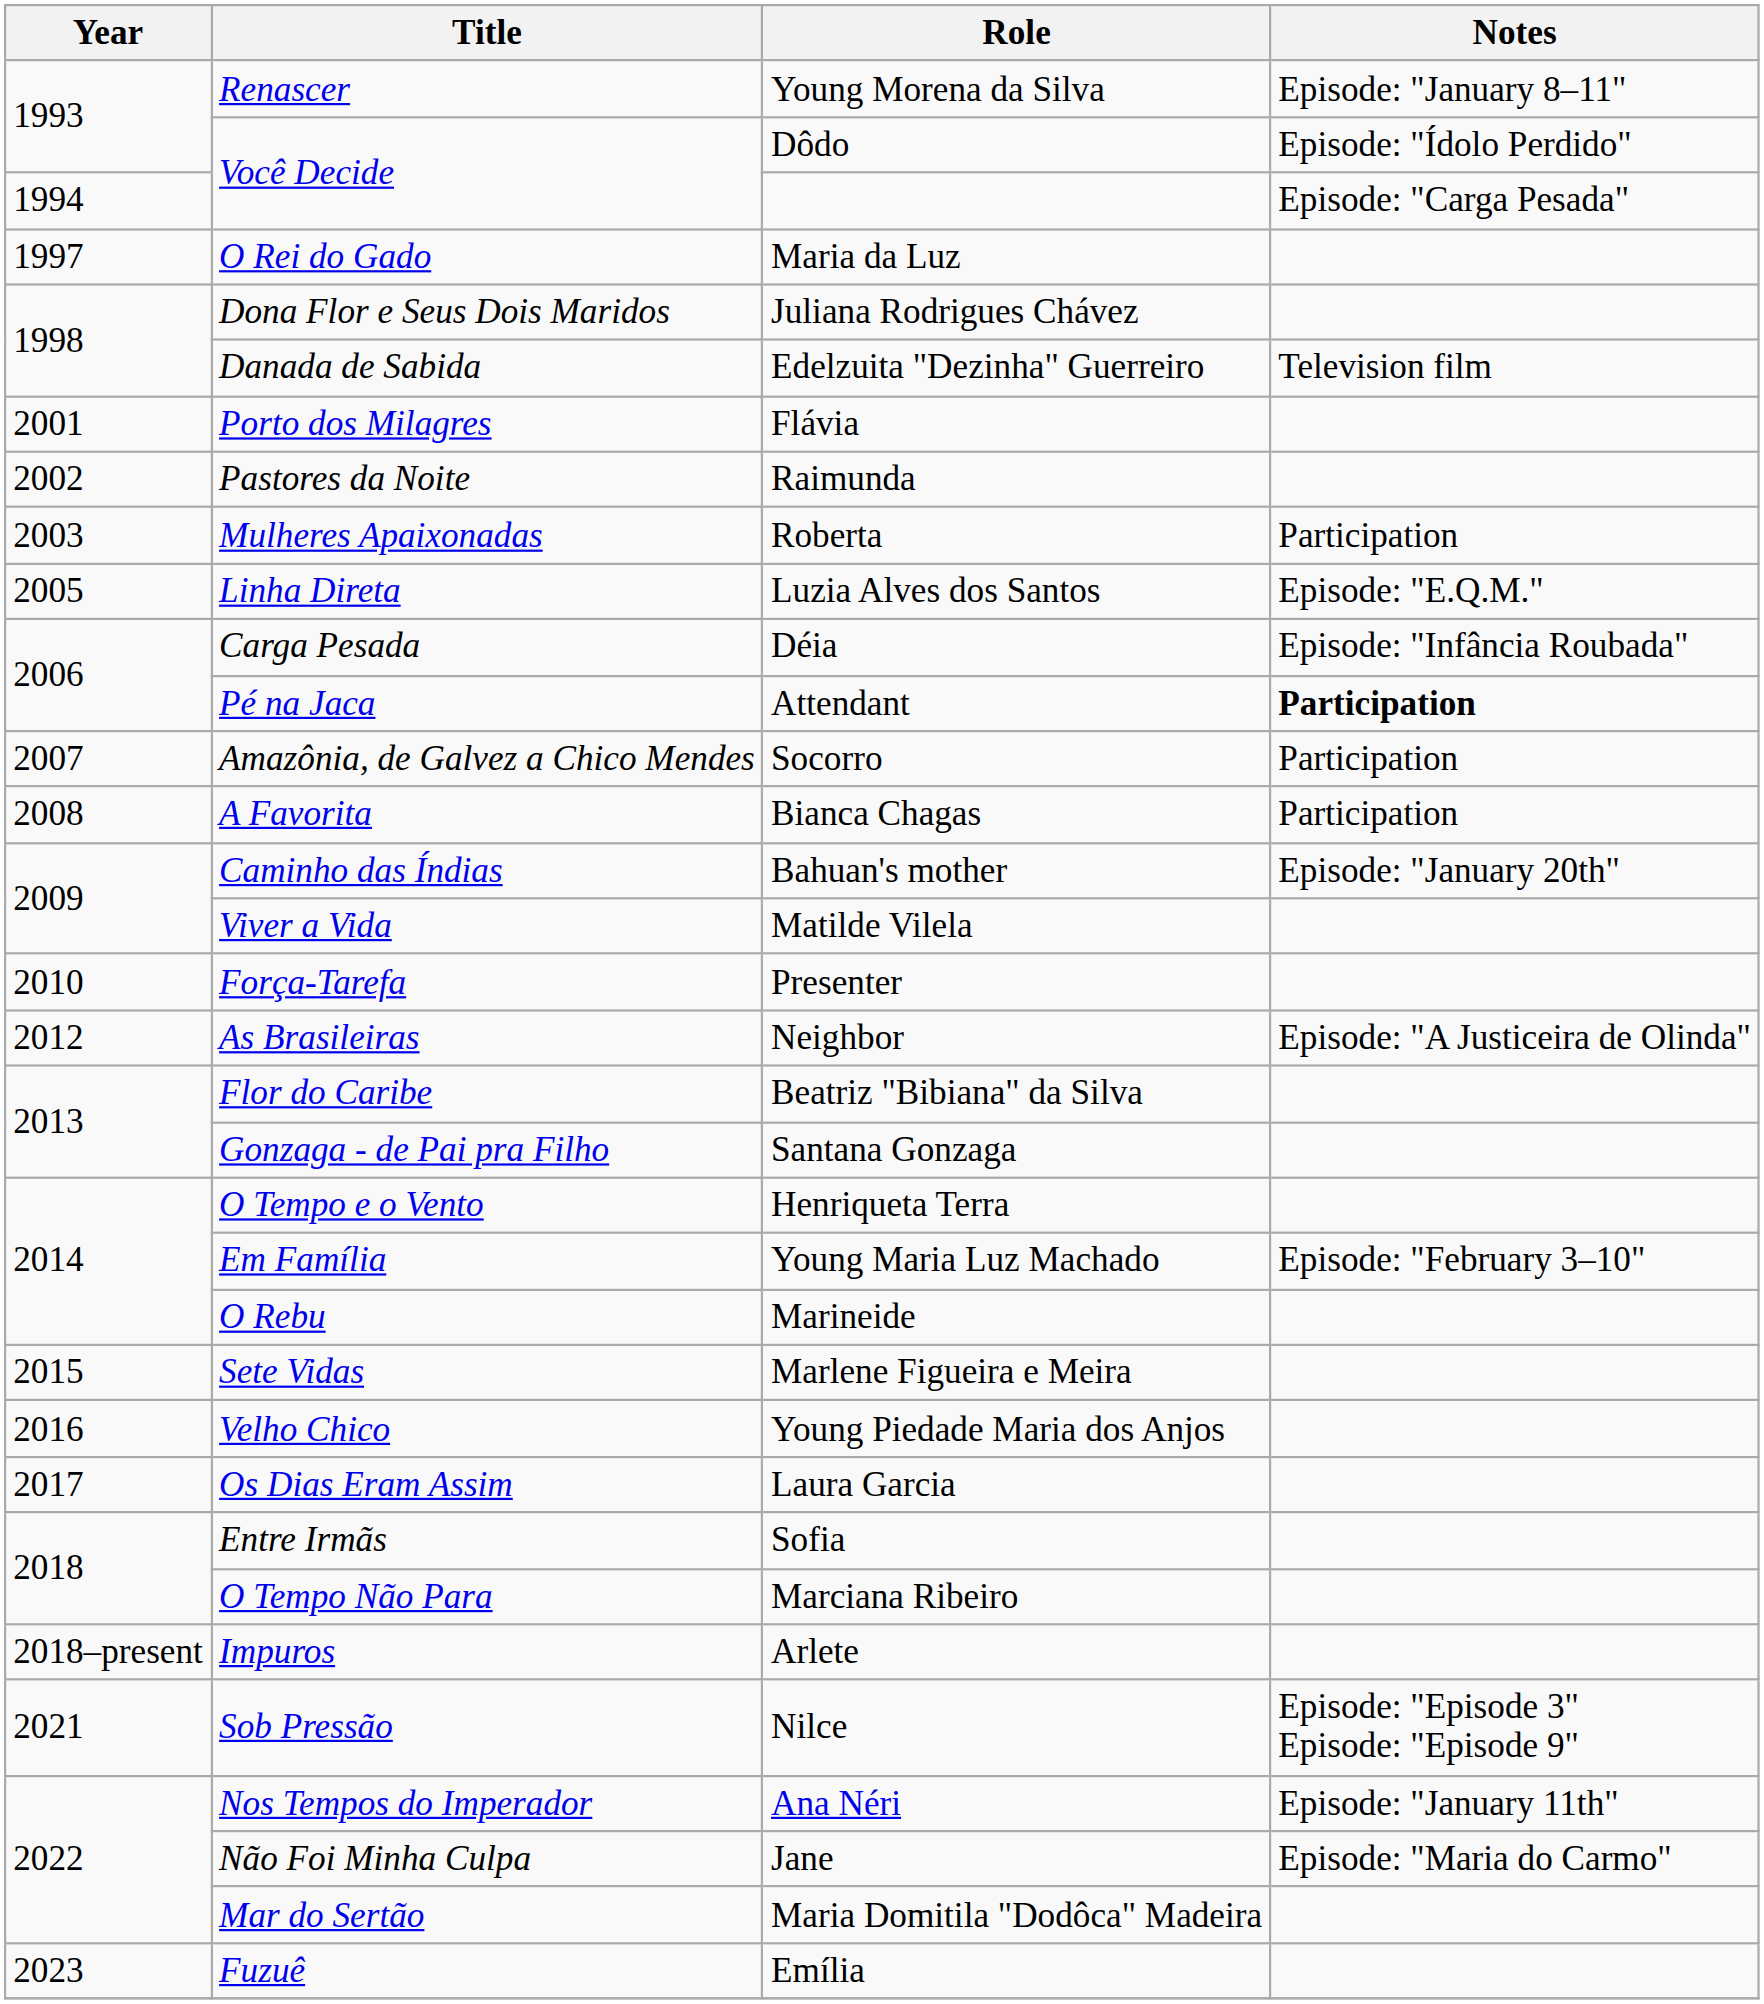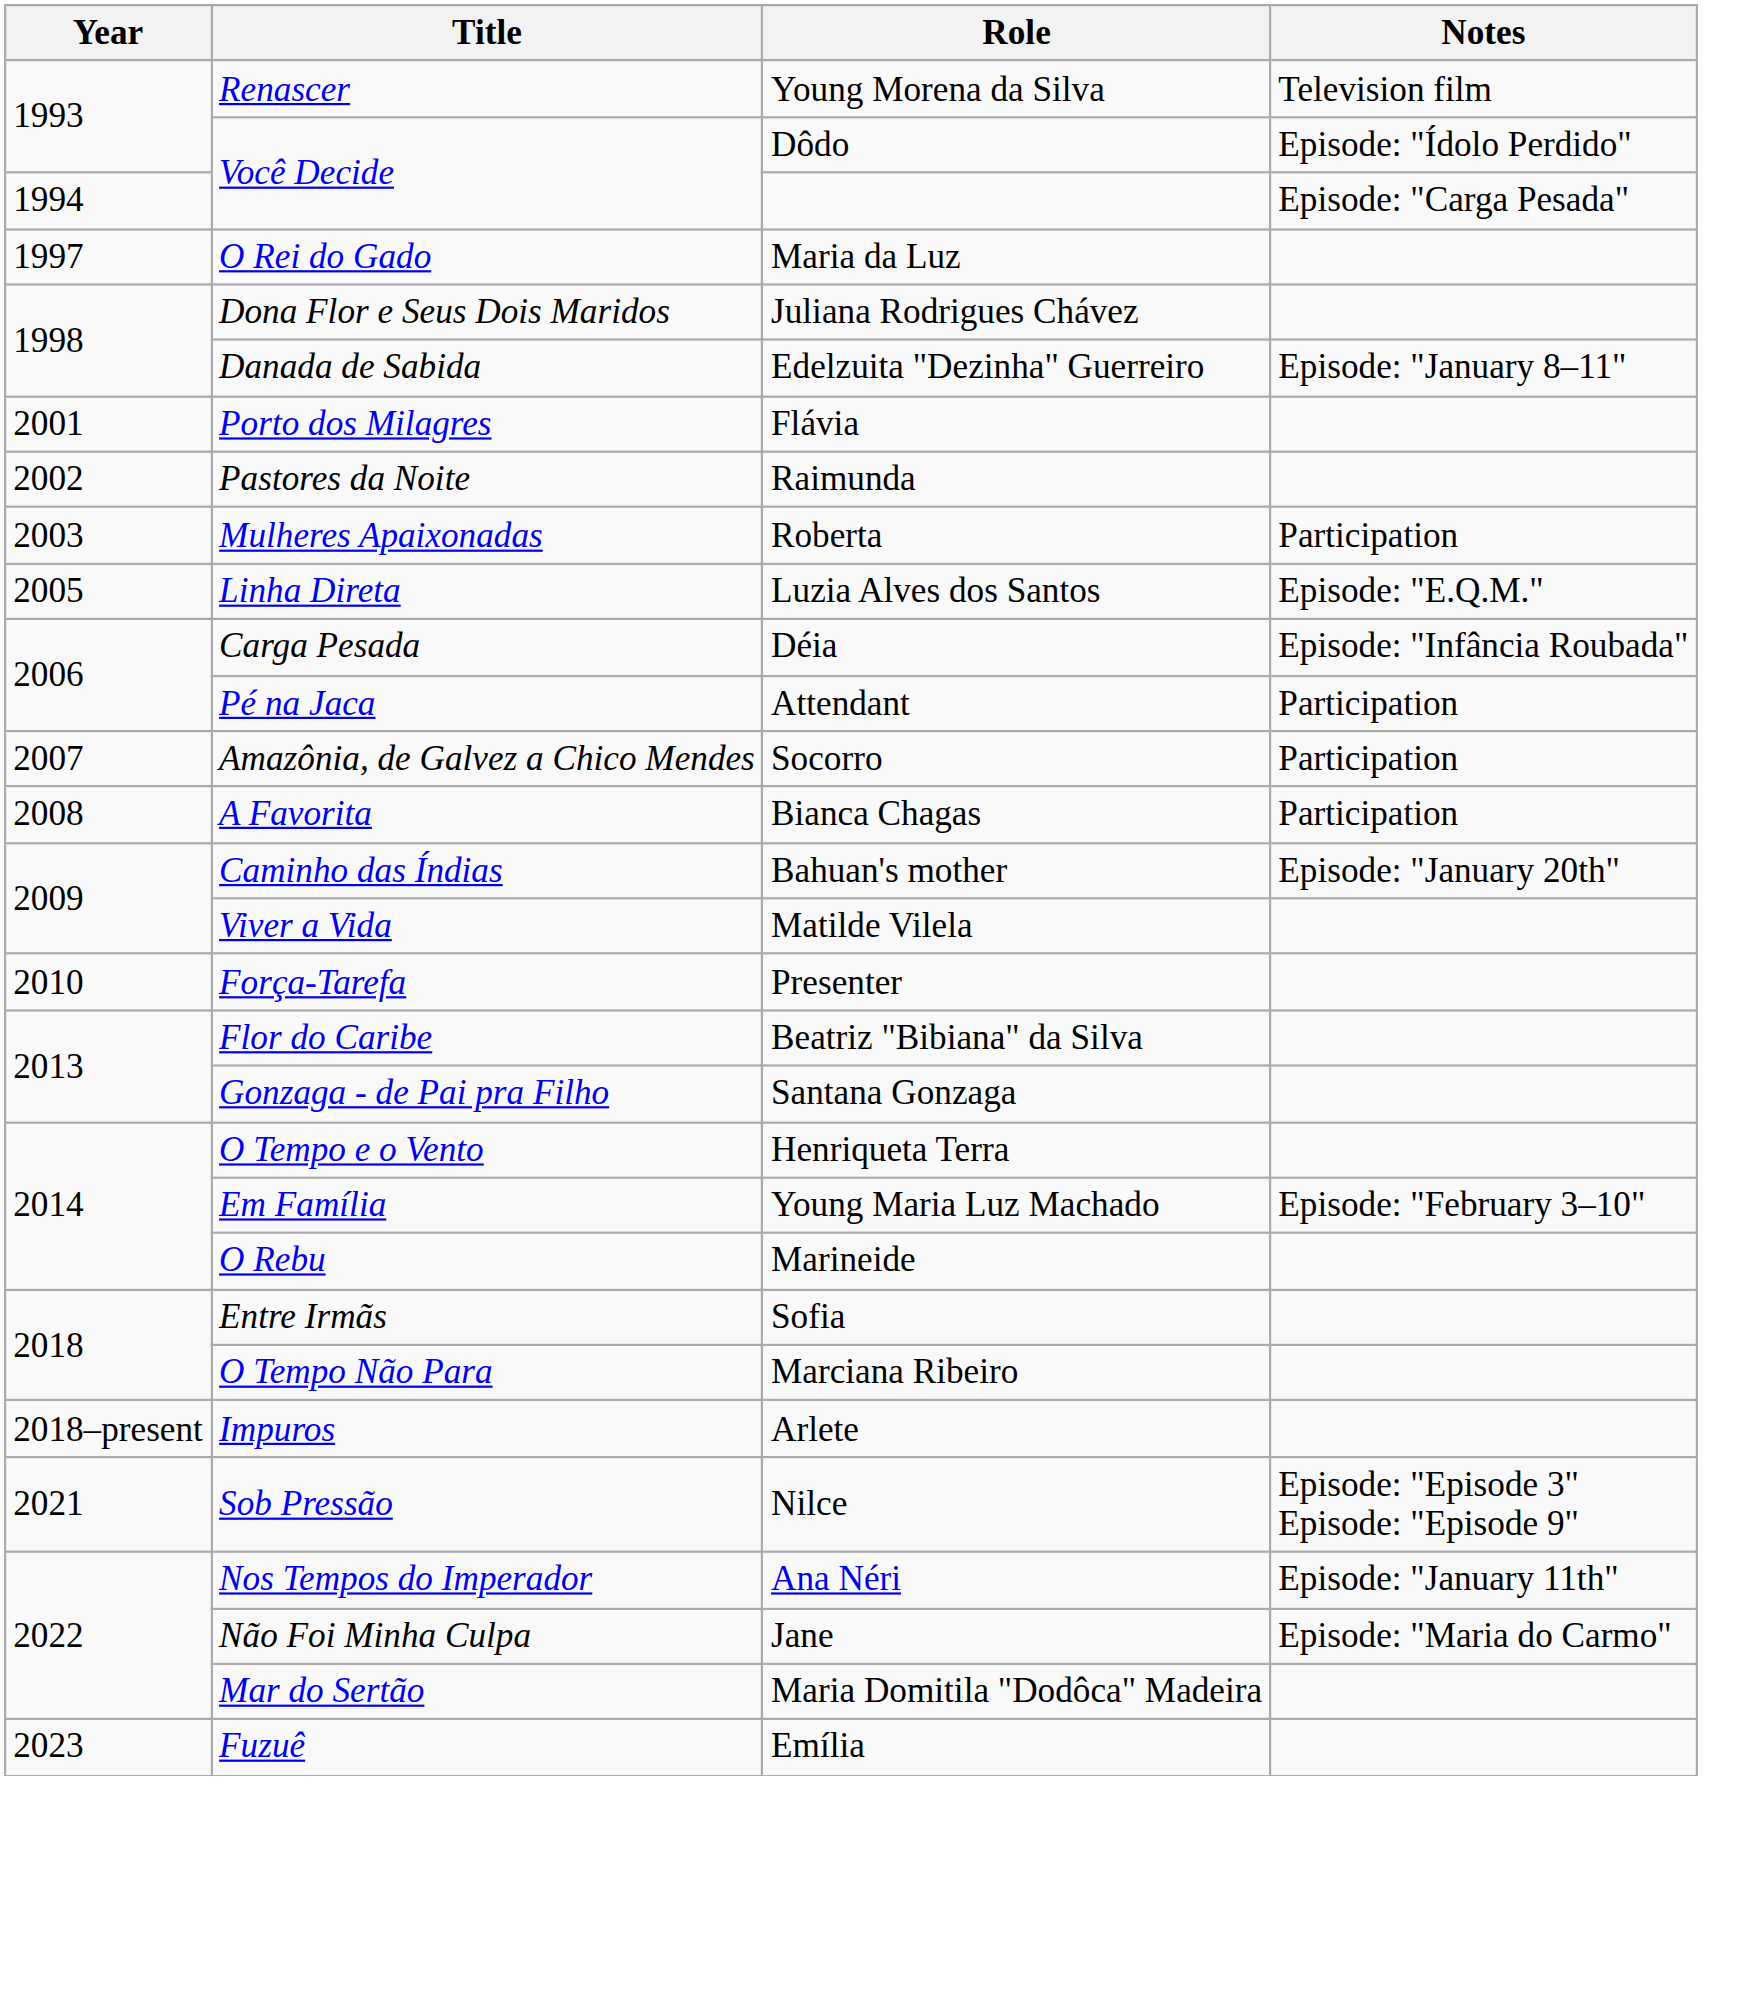(1452, 88) Episode: "January 8–11" -> (1385, 88) Television film
(1385, 367) Television film -> (1452, 367) Episode: "January 8–11"
(1377, 702) bold -> (1368, 702) normal
- row: (319, 1037)
- row: (292, 1372)
- row: (305, 1428)
- row: (366, 1483)
